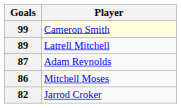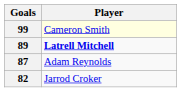(77, 45) normal -> (79, 45) bold
- row: (23, 78)
